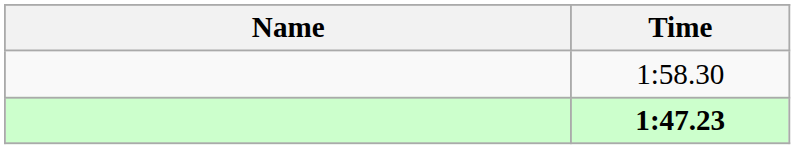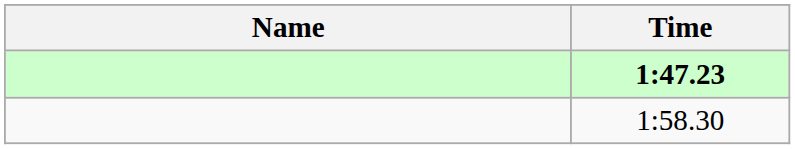rows swapped: (680, 119) <-> (680, 73)
